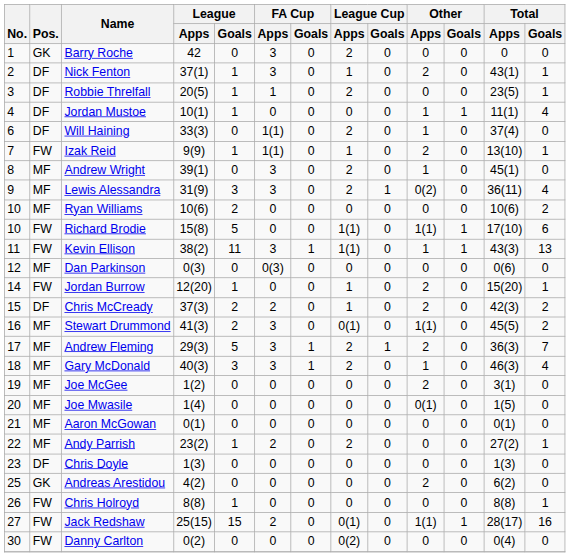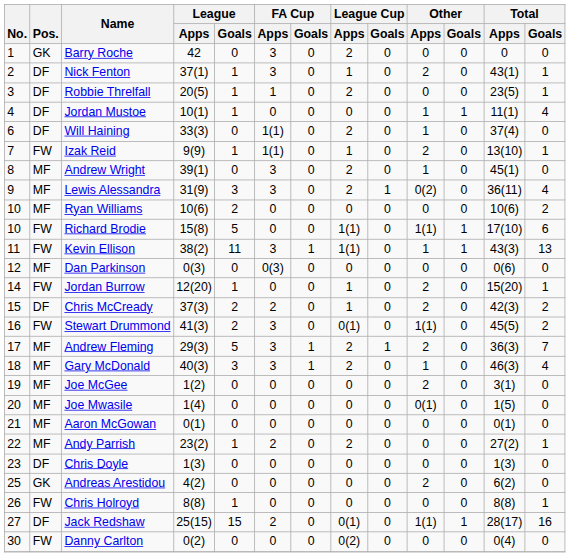(42, 326) MF -> (42, 326) FW
(42, 522) FW -> (41, 522) DF
